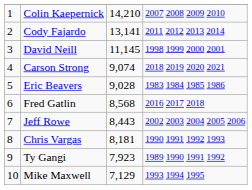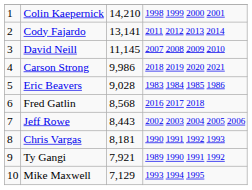(185, 13) 2007 2008 2009 2010 -> (185, 13) 1998 1999 2000 2001
(185, 49) 1998 1999 2000 2001 -> (185, 49) 2007 2008 2009 2010
(122, 67) 9,074 -> (122, 67) 9,986
(122, 157) 7,923 -> (122, 157) 7,921
